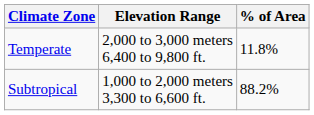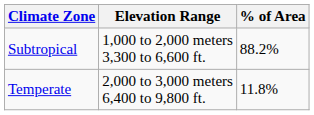rows swapped: (43, 89) <-> (40, 48)
